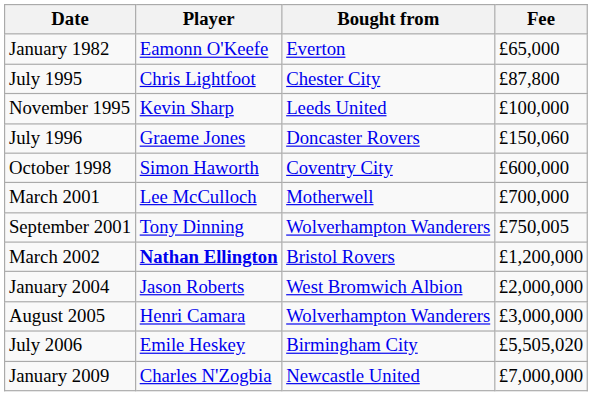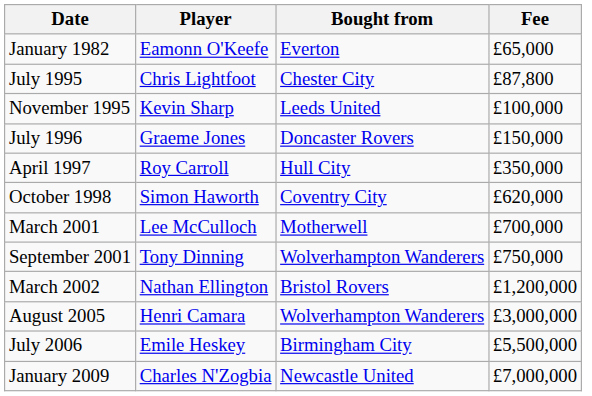(534, 138) £150,060 -> (528, 138) £150,000
+ row: (50, 167)
(534, 167) £600,000 -> (528, 197) £620,000
(534, 227) £750,005 -> (528, 256) £750,000
(209, 256) bold -> (204, 286) normal
- row: (59, 286)
(541, 345) £5,505,020 -> (535, 345) £5,500,000
